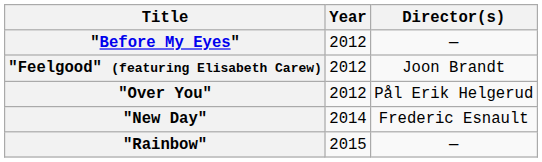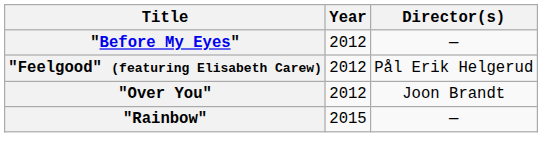(454, 68) Joon Brandt -> (454, 68) Pål Erik Helgerud
(454, 94) Pål Erik Helgerud -> (454, 94) Joon Brandt
- row: (165, 119)
